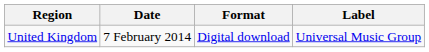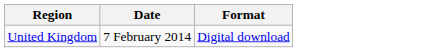- column: (359, 15)
